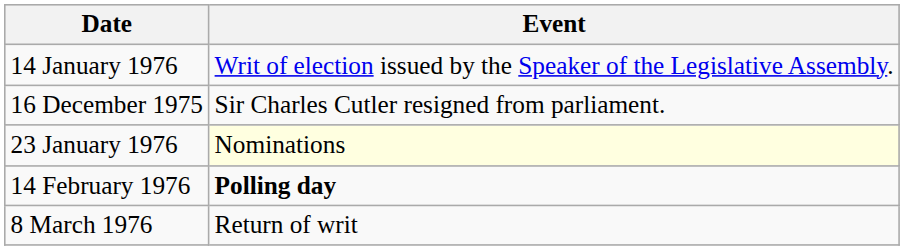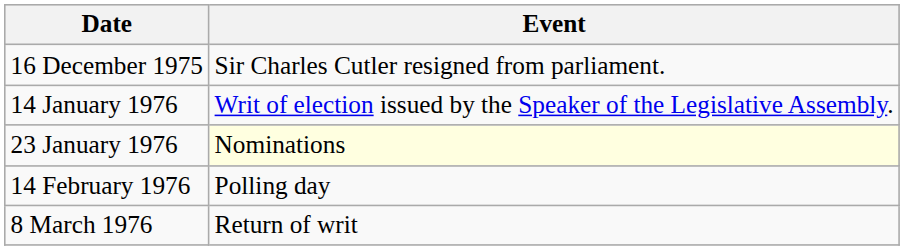rows swapped: (107, 104) <-> (94, 64)
(275, 184) bold -> (273, 184) normal
